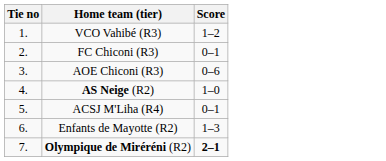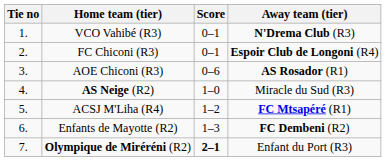+ column: (305, 14)
(211, 33) 1–2 -> (211, 33) 0–1
(211, 109) 0–1 -> (211, 109) 1–2
